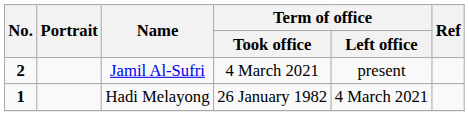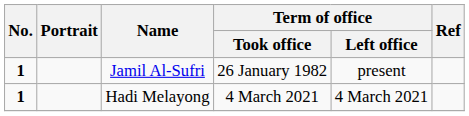(21, 70) 2 -> (21, 70) 1
(272, 70) 4 March 2021 -> (272, 70) 26 January 1982
(272, 96) 26 January 1982 -> (272, 96) 4 March 2021
